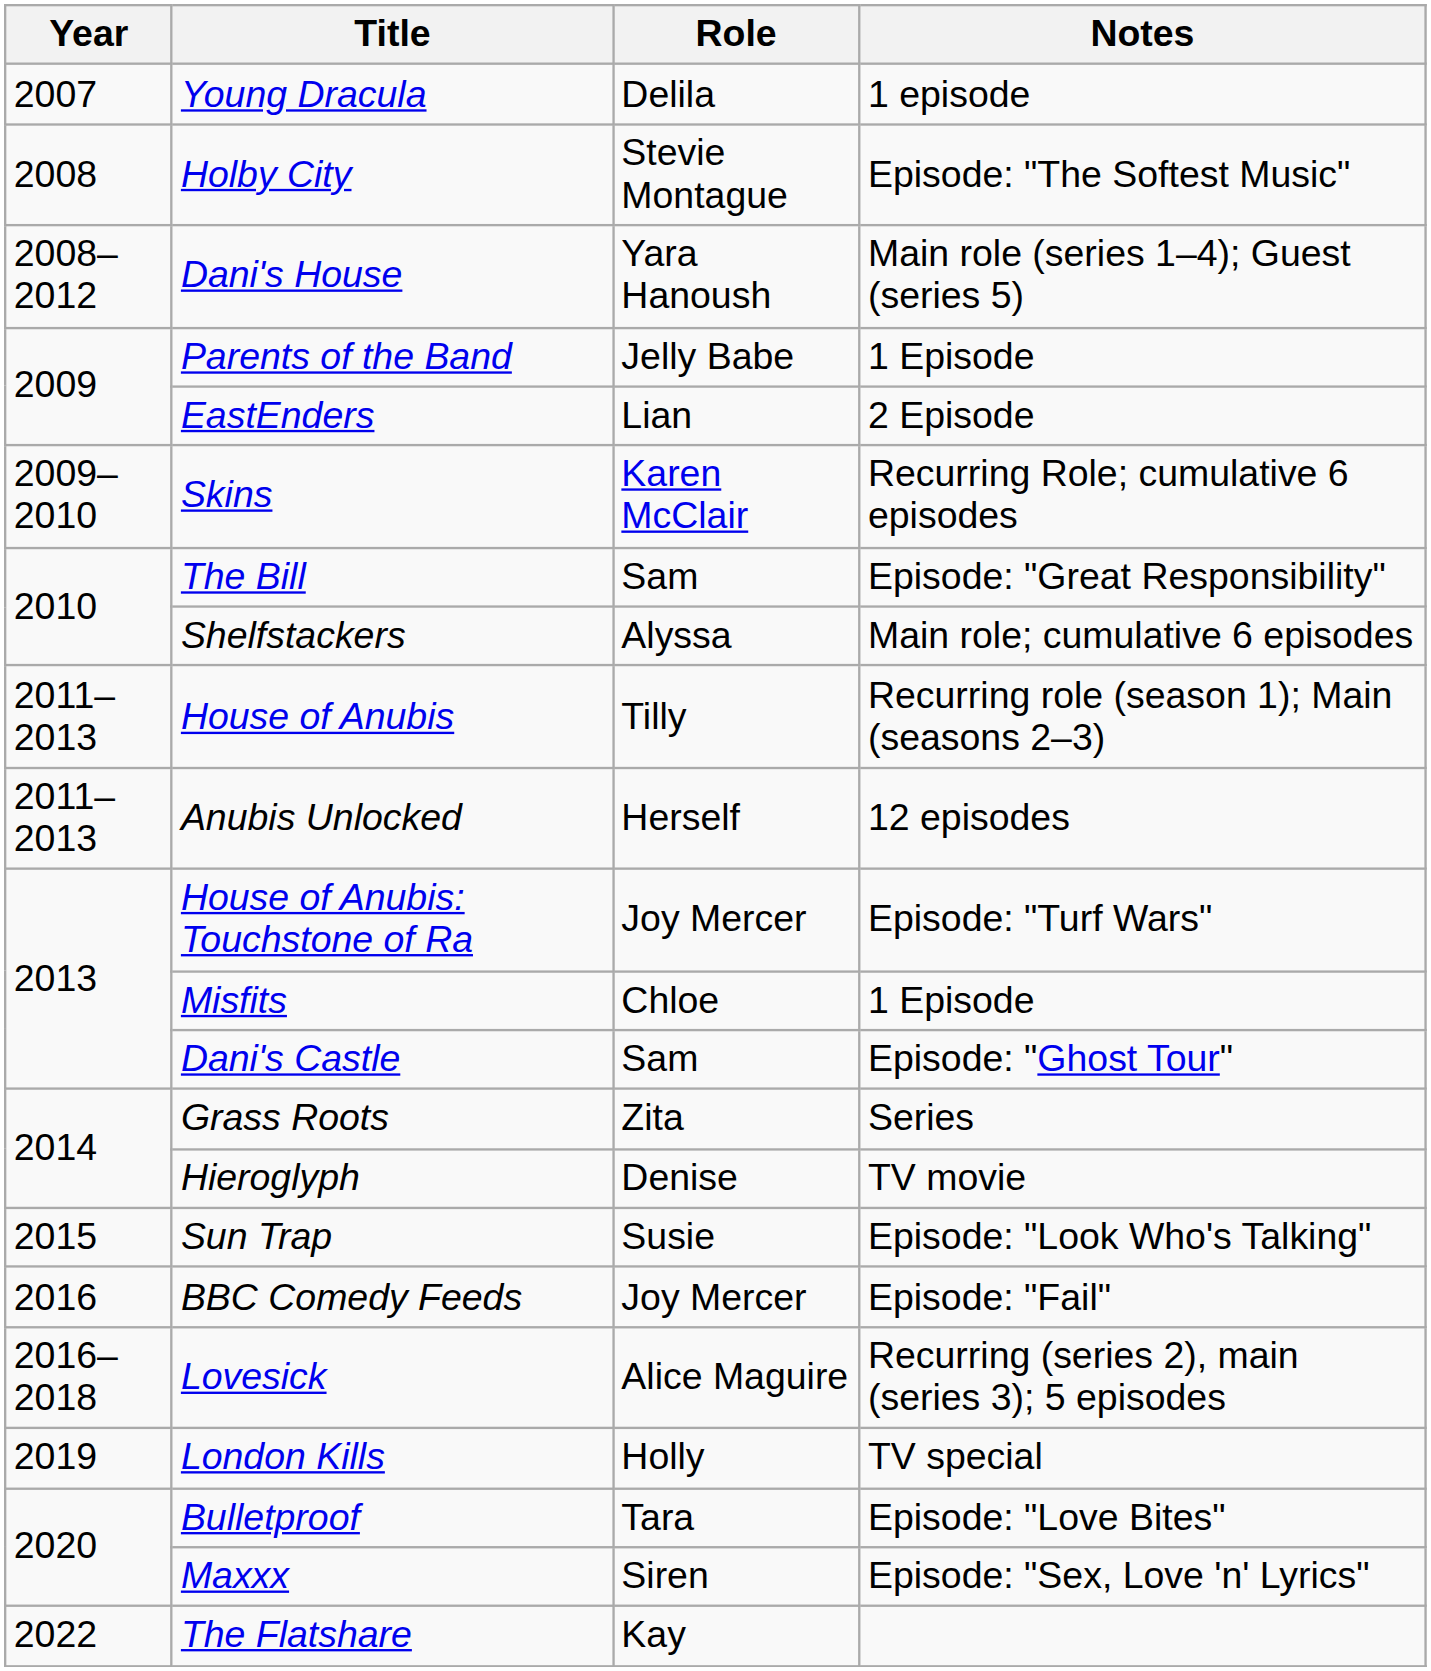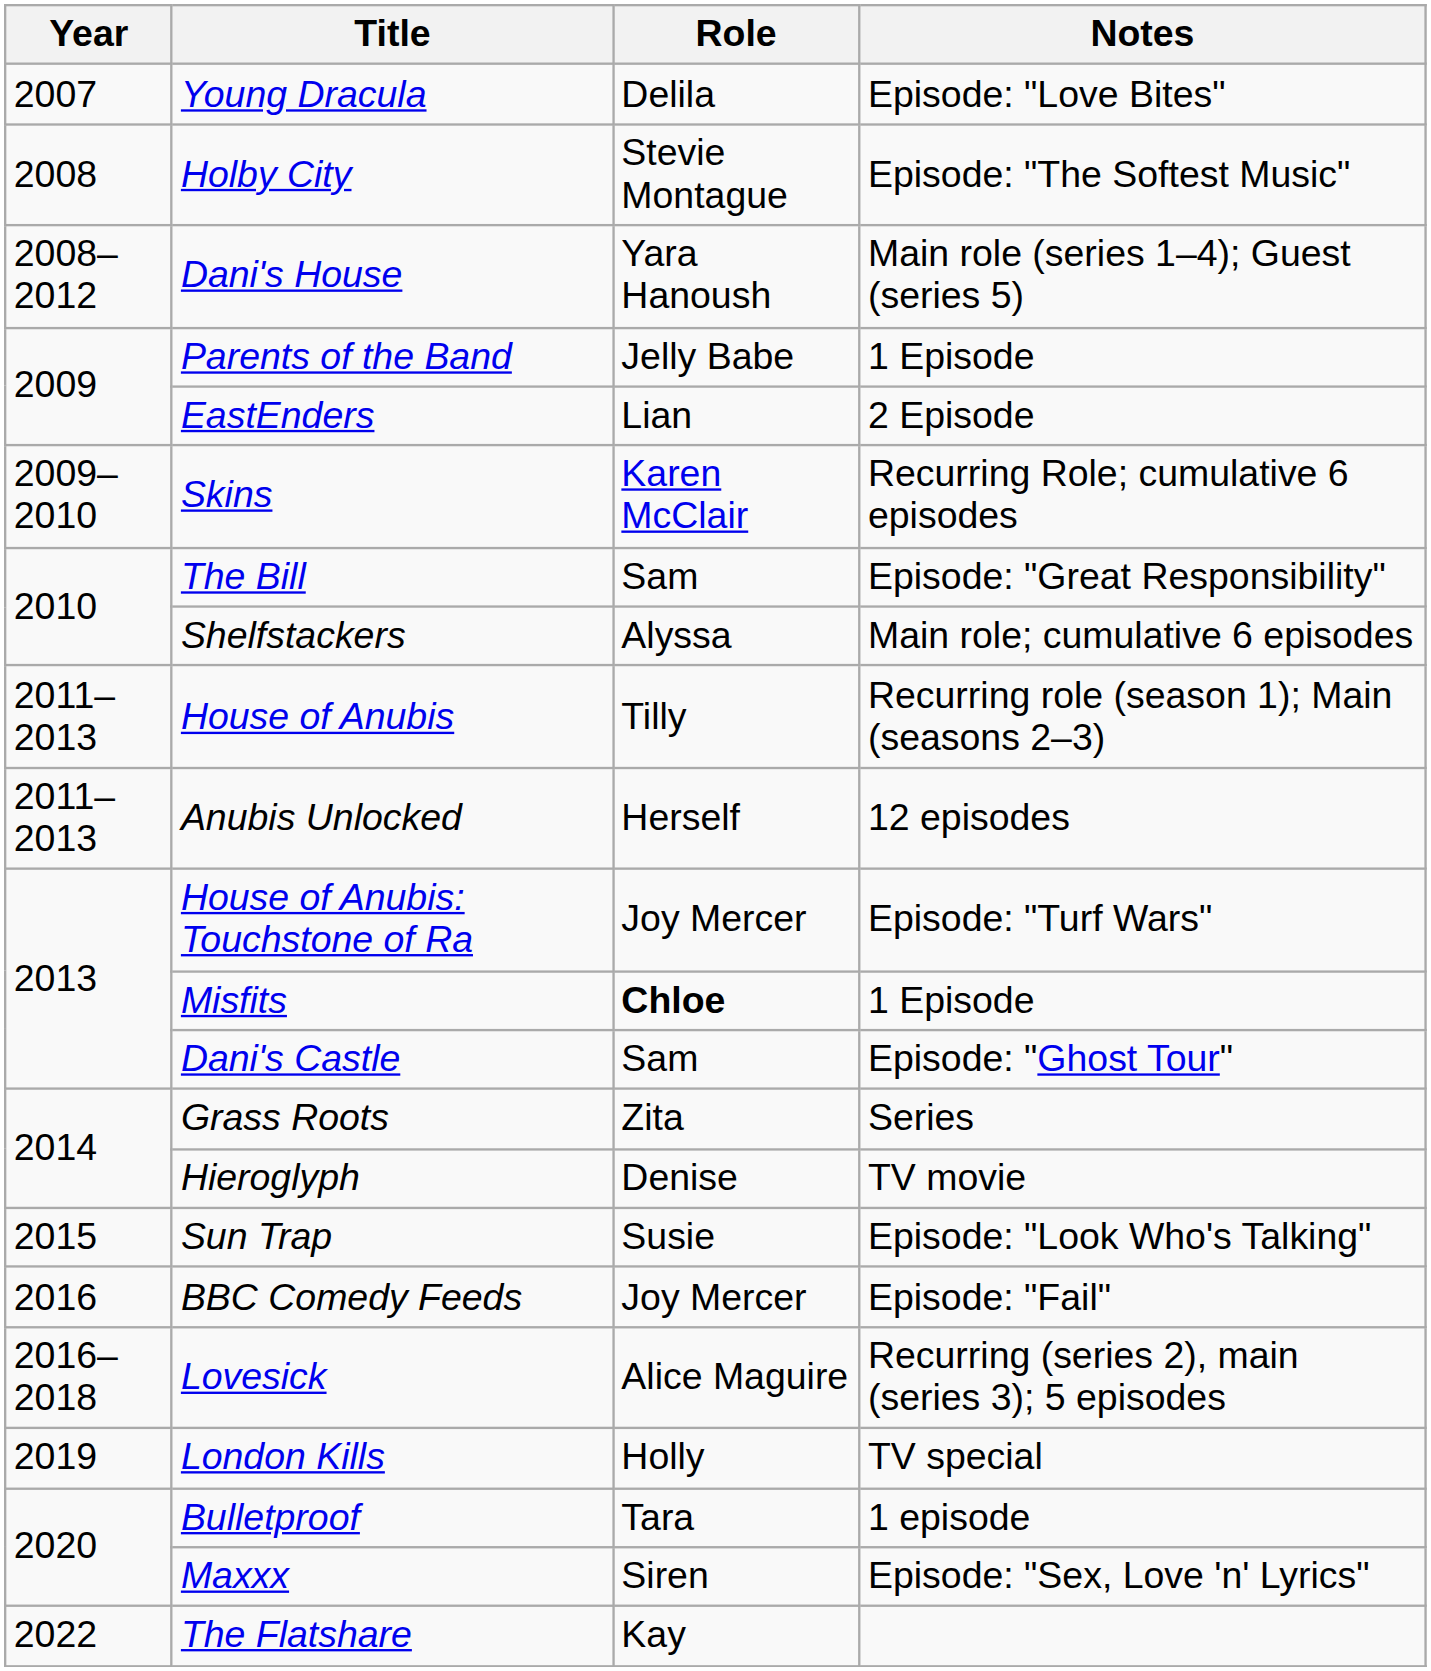(949, 93) 1 episode -> (1047, 93) Episode: "Love Bites"
(670, 999) normal -> (673, 999) bold
(1047, 1516) Episode: "Love Bites" -> (949, 1516) 1 episode
